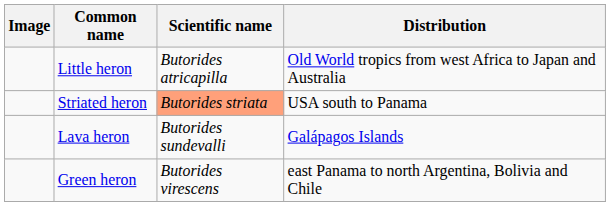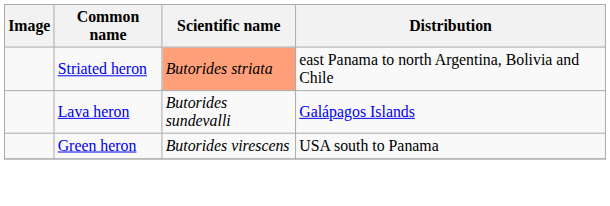- row: (95, 68)
(357, 102) USA south to Panama -> (439, 68) east Panama to north Argentina, Bolivia and Chile
(428, 179) east Panama to north Argentina, Bolivia and Chile -> (369, 145) USA south to Panama
